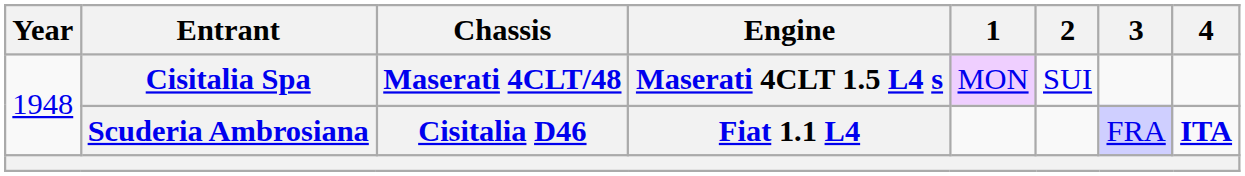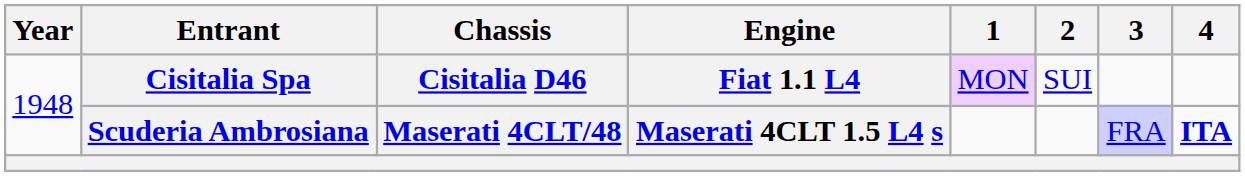(502, 79) Maserati 4CLT/48 -> (502, 79) Cisitalia D46
(790, 79) Maserati 4CLT 1.5 L4 s -> (789, 79) Fiat 1.1 L4
(502, 129) Cisitalia D46 -> (502, 129) Maserati 4CLT/48
(789, 129) Fiat 1.1 L4 -> (790, 129) Maserati 4CLT 1.5 L4 s
